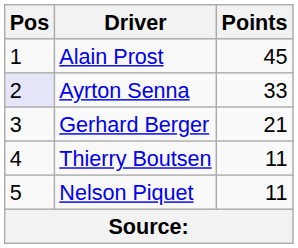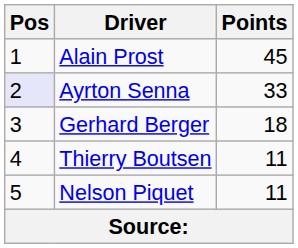(275, 124) 21 -> (275, 124) 18
